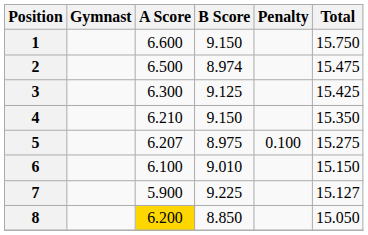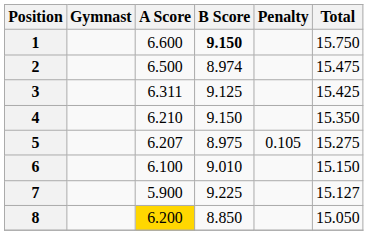(224, 42) normal -> (224, 42) bold
(165, 92) 6.300 -> (165, 92) 6.311
(283, 142) 0.100 -> (283, 142) 0.105
